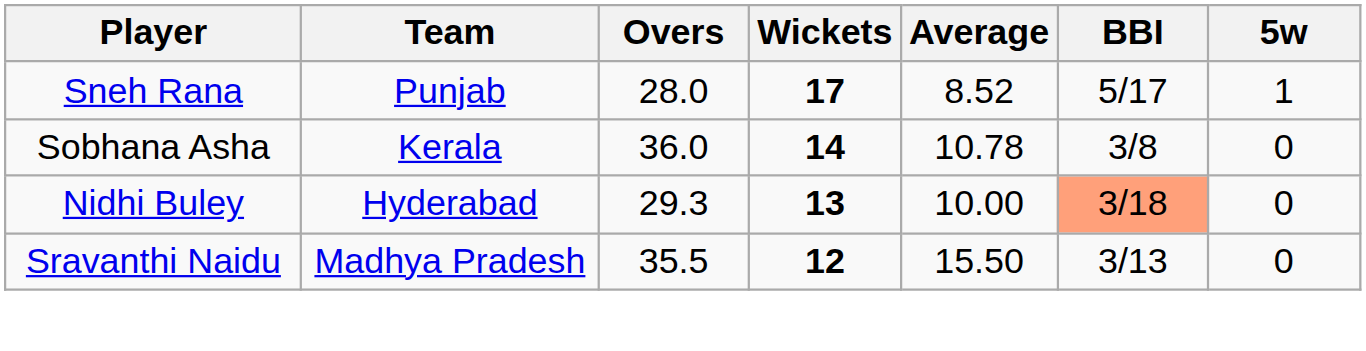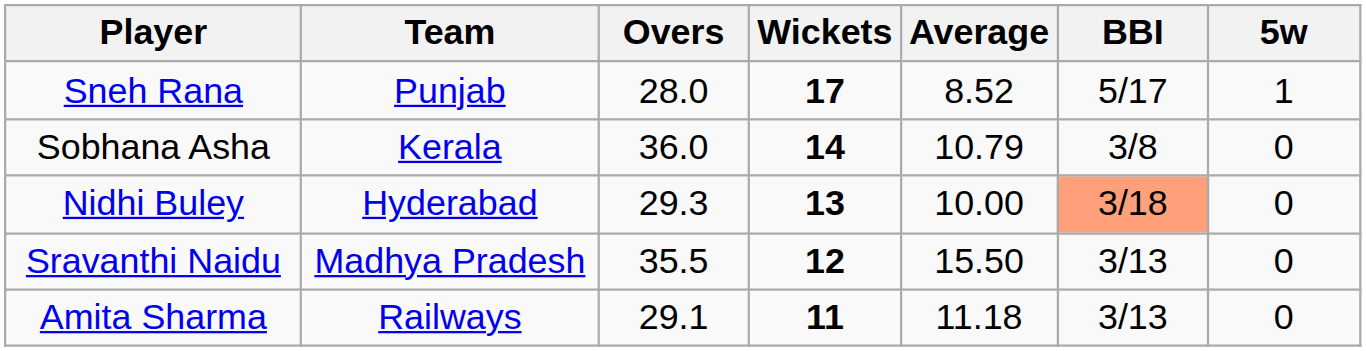(979, 146) 10.78 -> (979, 146) 10.79
+ row: (153, 317)
